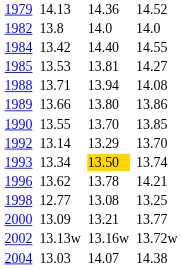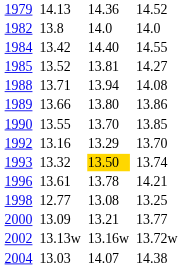(55, 66) 13.53 -> (55, 66) 13.52
(55, 143) 13.14 -> (55, 143) 13.16
(55, 162) 13.34 -> (55, 162) 13.32
(55, 181) 13.62 -> (55, 181) 13.61
